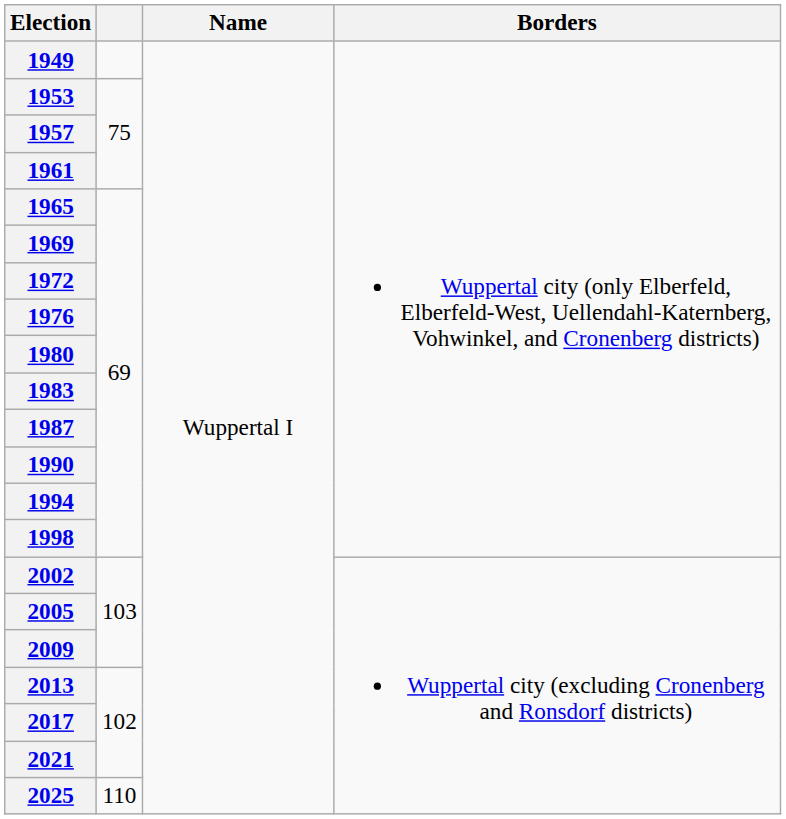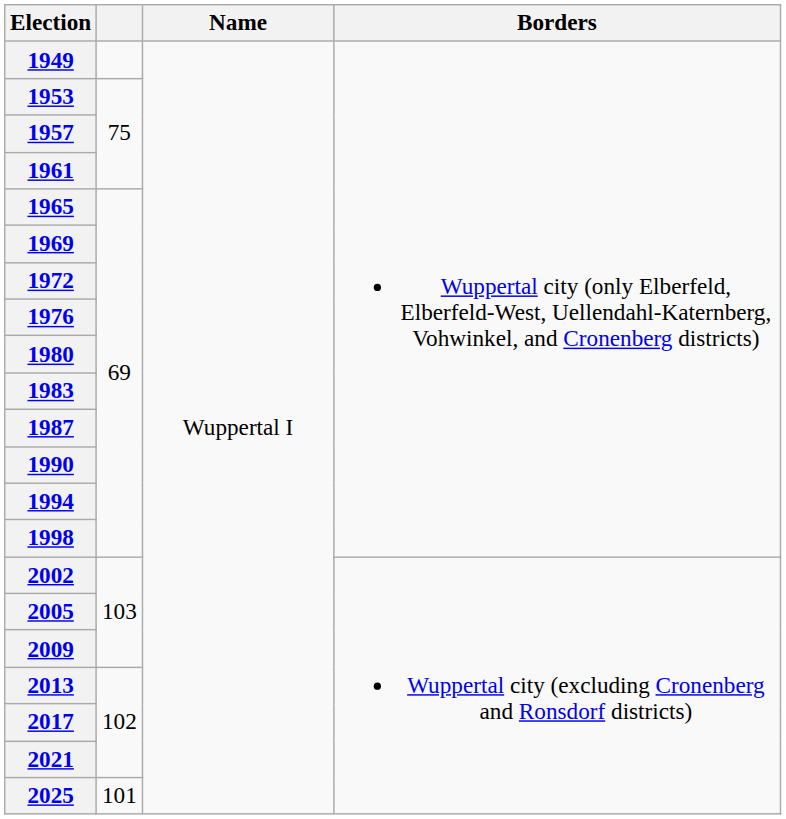(119, 795) 110 -> (119, 795) 101
